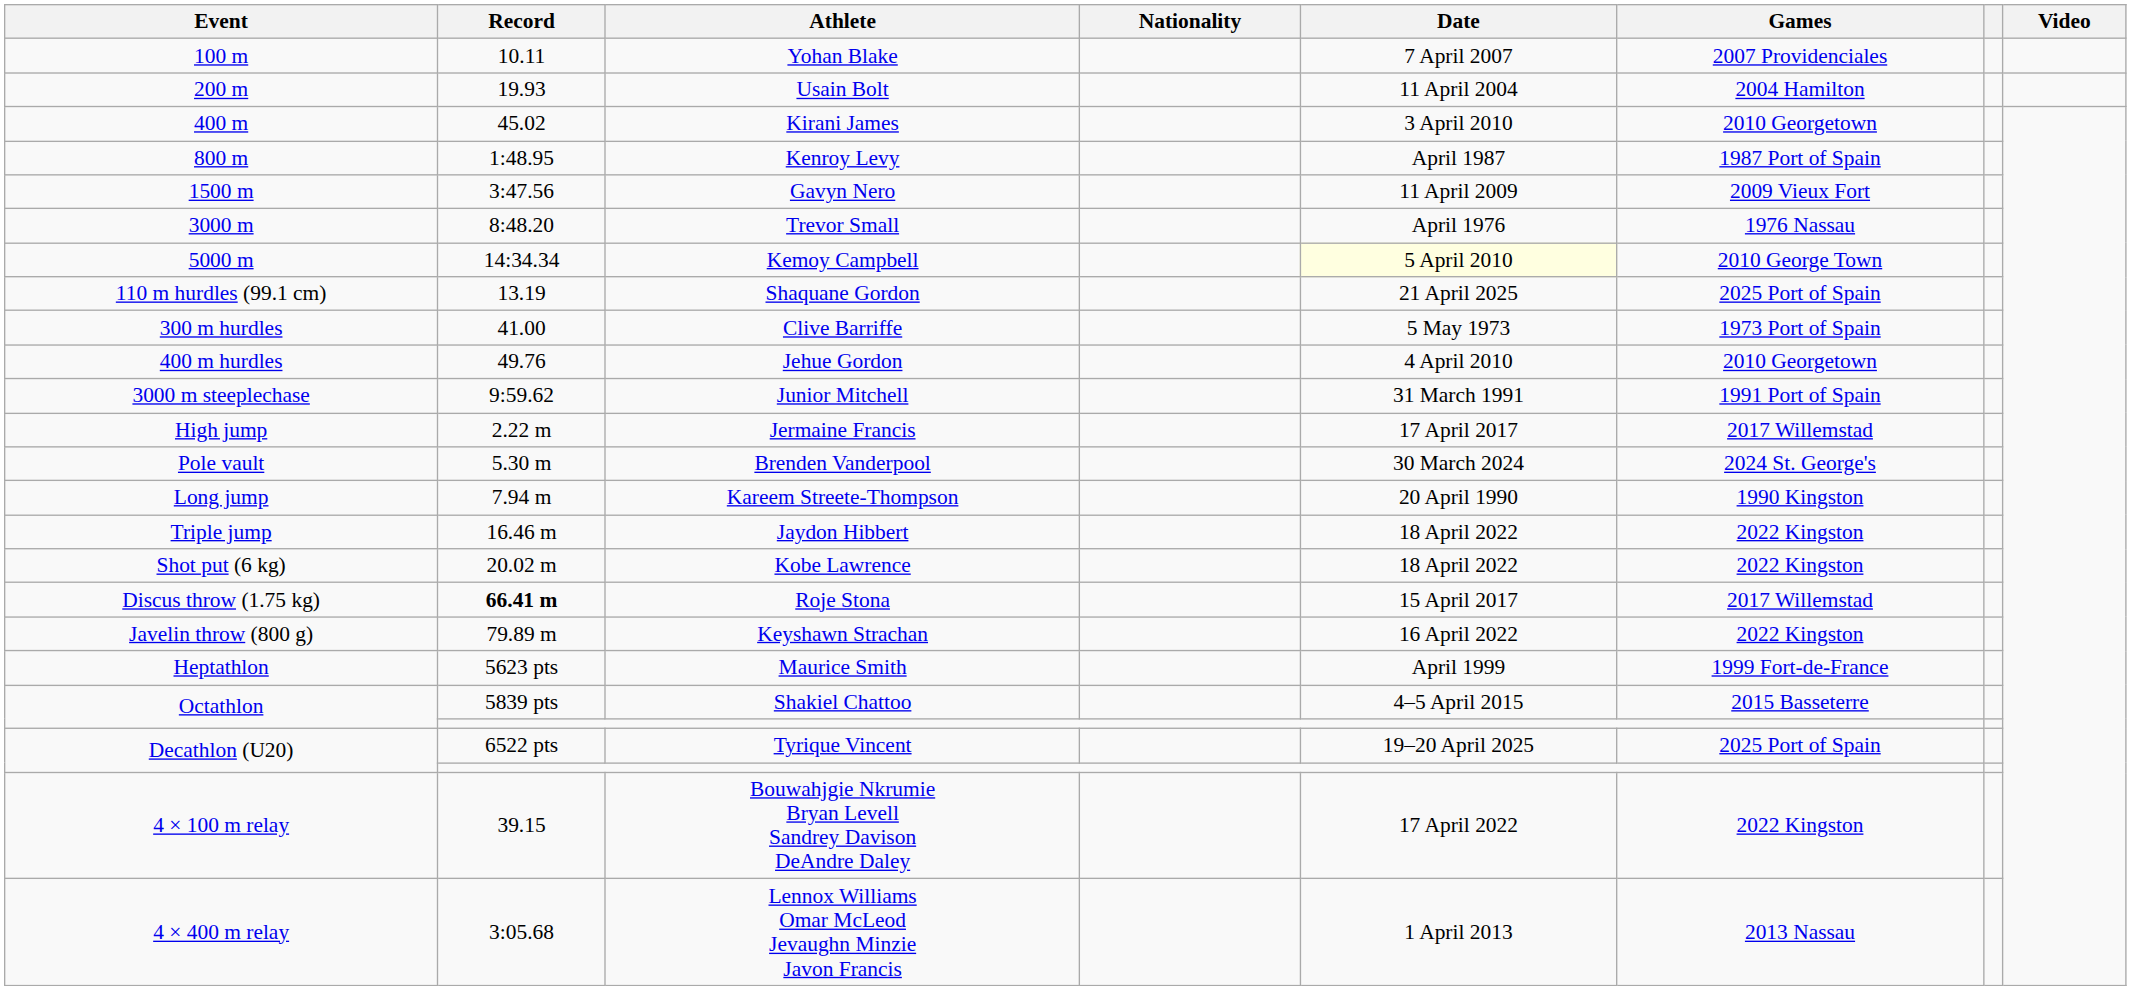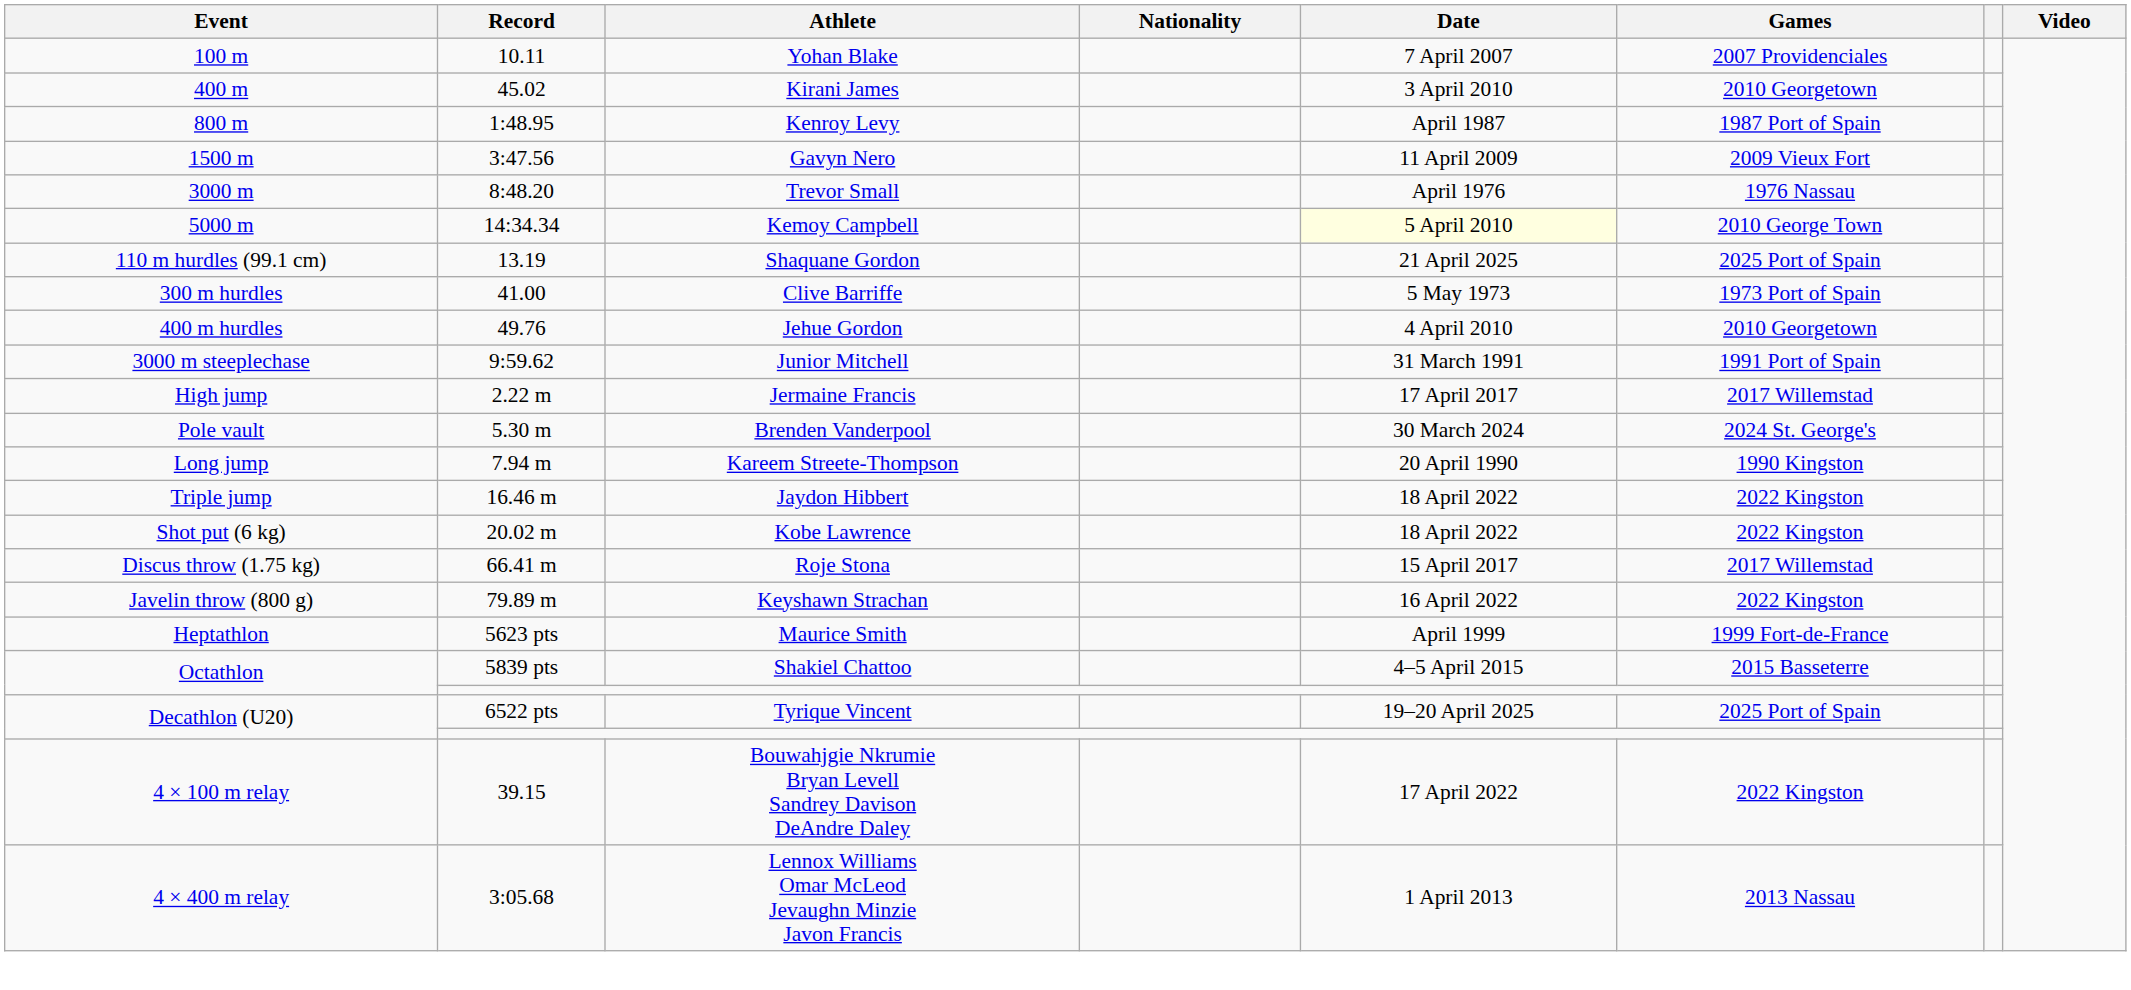- row: (221, 89)
(522, 599) bold -> (522, 565) normal
